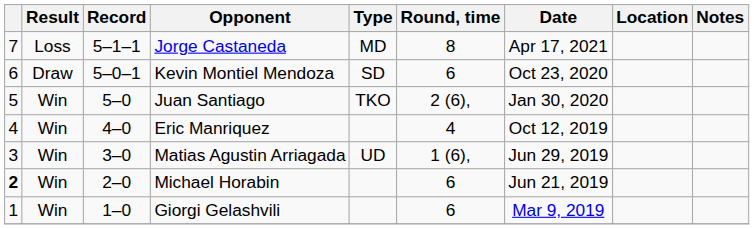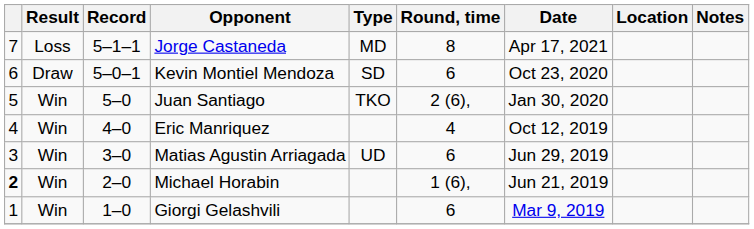(450, 155) 1 (6), -> (450, 155) 6
(450, 182) 6 -> (450, 182) 1 (6),
